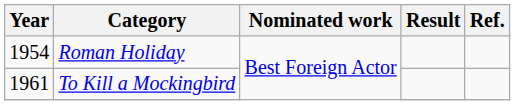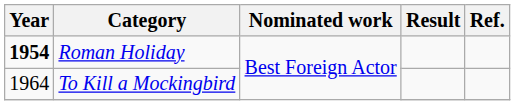(29, 52) normal -> (29, 52) bold
(29, 83) 1961 -> (29, 83) 1964
